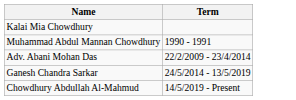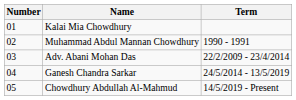+ column: (24, 12)
